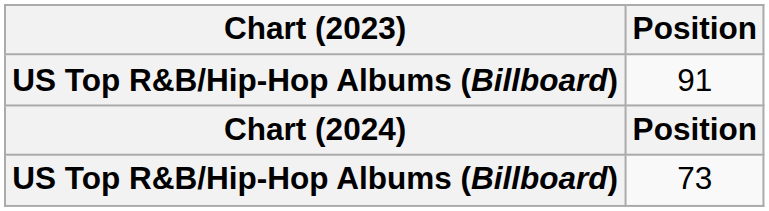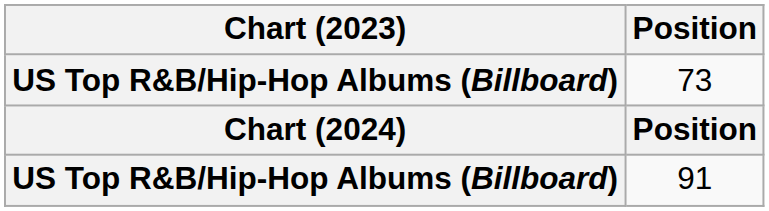rows swapped: (695, 79) <-> (695, 179)
